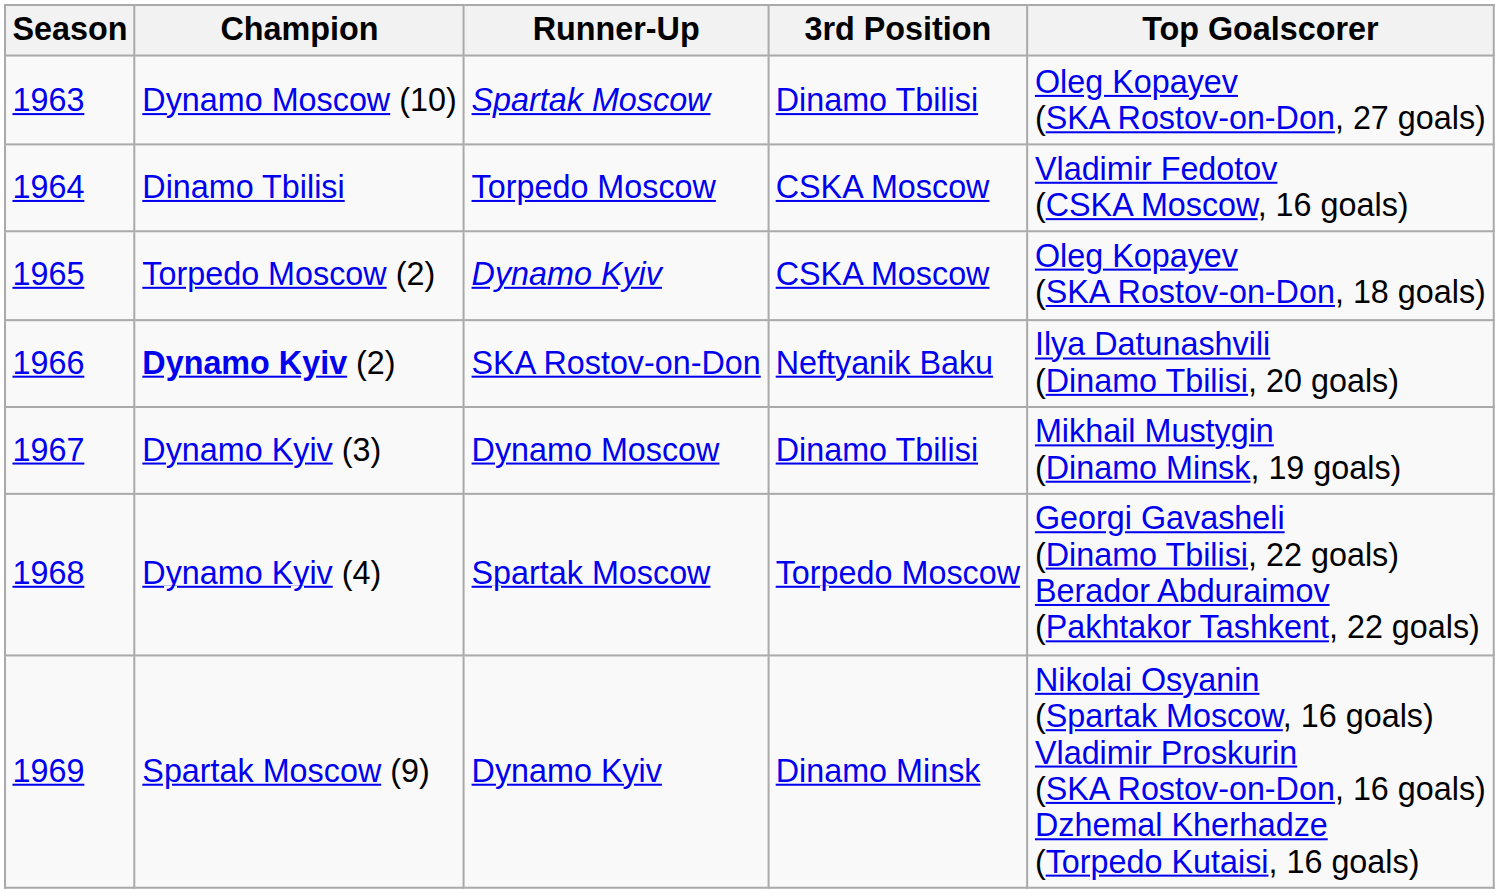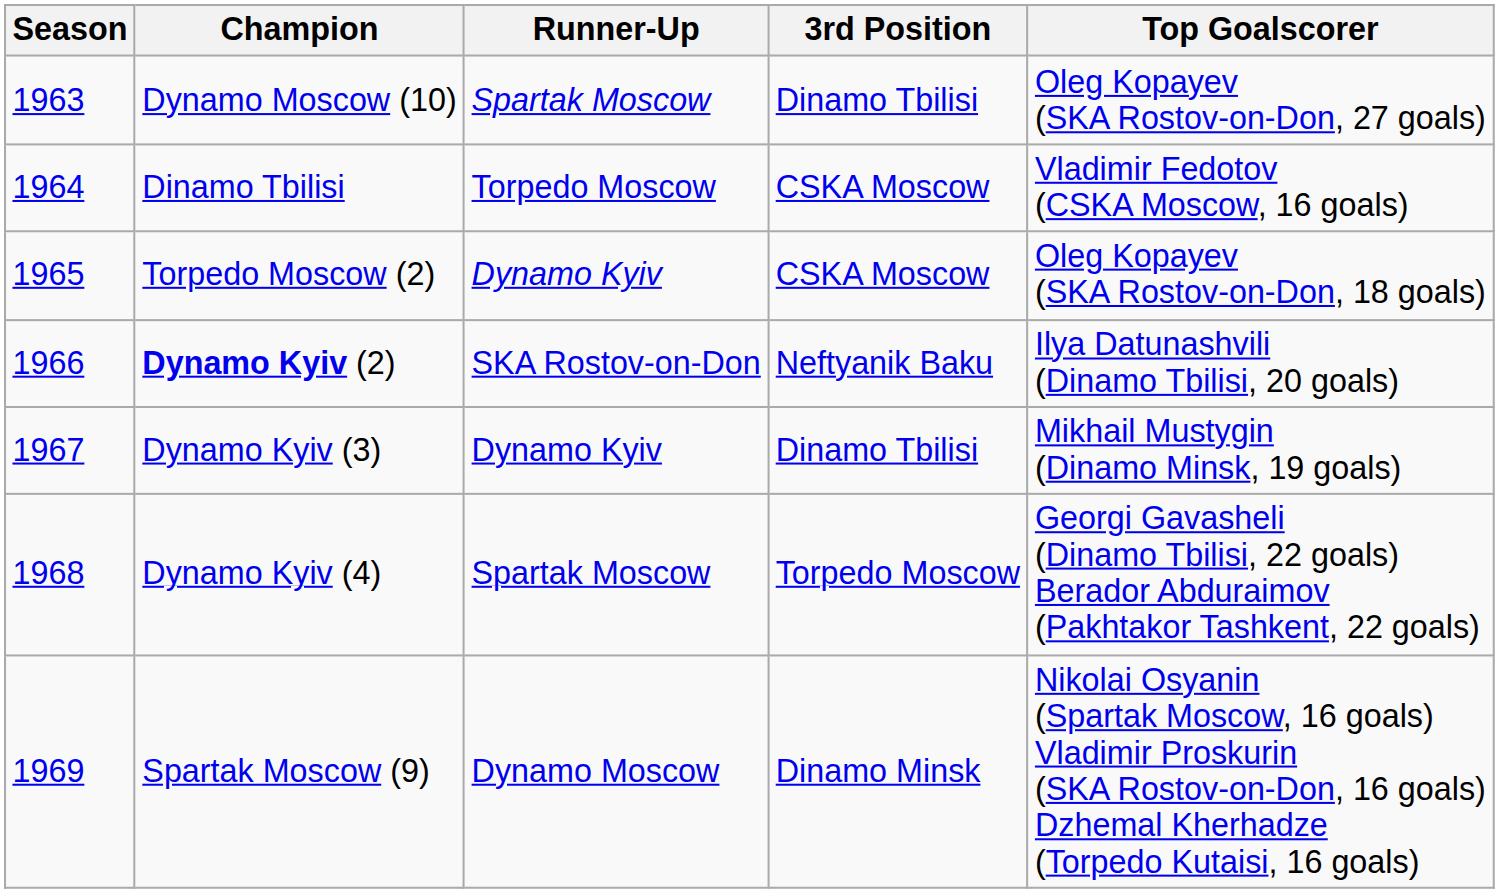(595, 450) Dynamo Moscow -> (567, 450) Dynamo Kyiv
(567, 770) Dynamo Kyiv -> (595, 770) Dynamo Moscow
